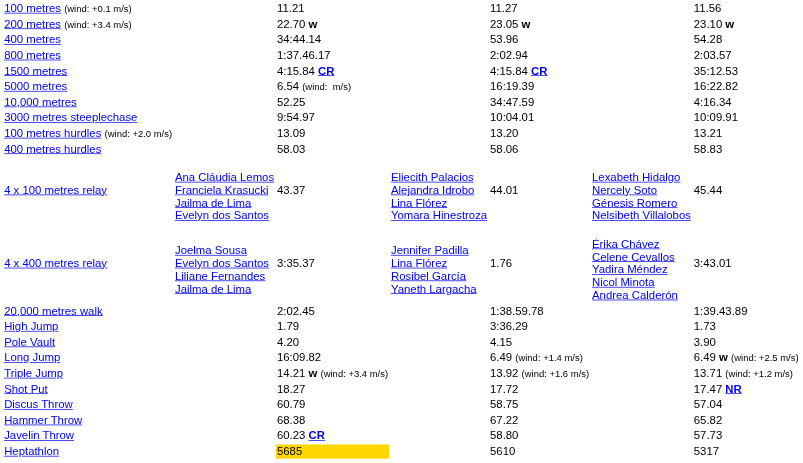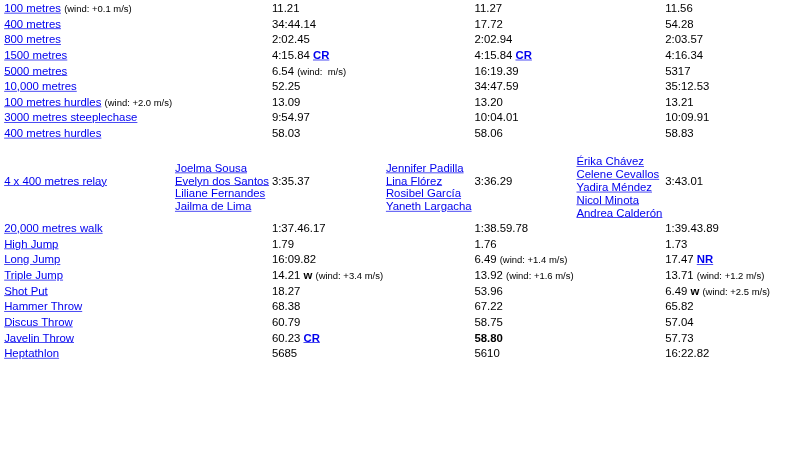- row: (68, 24)
(504, 39) 53.96 -> (489, 24) 17.72
(304, 55) 1:37.46.17 -> (291, 39) 2:02.45
(716, 71) 35:12.53 -> (684, 55) 4:16.34
(716, 86) 16:22.82 -> (678, 71) 5317
(713, 102) 4:16.34 -> (687, 86) 35:12.53
rows swapped: (71, 118) <-> (88, 133)
- row: (56, 190)
(501, 263) 1.76 -> (493, 181) 3:36.29
(296, 311) 2:02.45 -> (299, 228) 1:37.46.17
(509, 326) 3:36.29 -> (485, 244) 1.76
- row: (30, 342)
(746, 357) 6.49 w (wind: +2.5 m/s) -> (689, 260) 17.47 NR
(504, 389) 17.72 -> (489, 291) 53.96
(718, 389) 17.47 NR -> (718, 291) 6.49 w (wind: +2.5 m/s)
rows swapped: (38, 404) <-> (43, 420)
(504, 436) normal -> (489, 338) bold
(290, 451) gold background -> (285, 353) no background
(706, 451) 5317 -> (687, 353) 16:22.82
